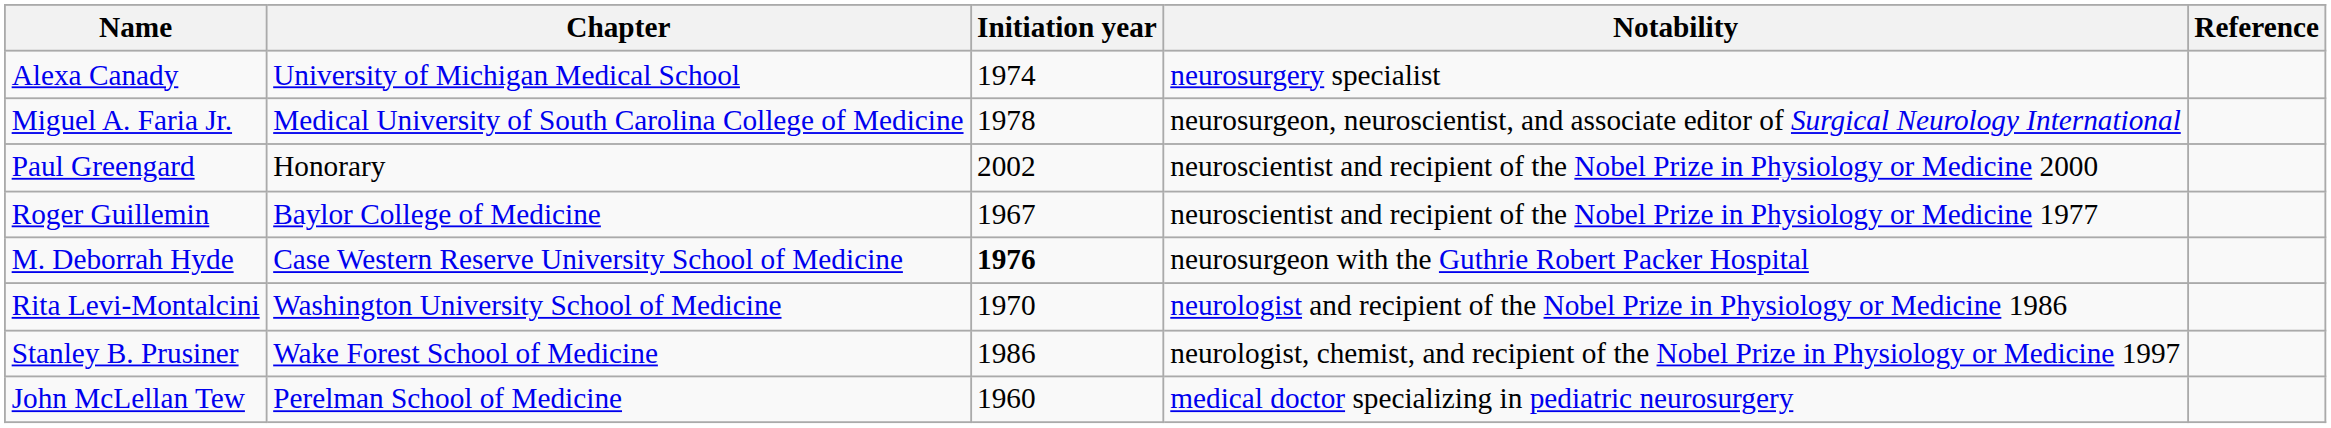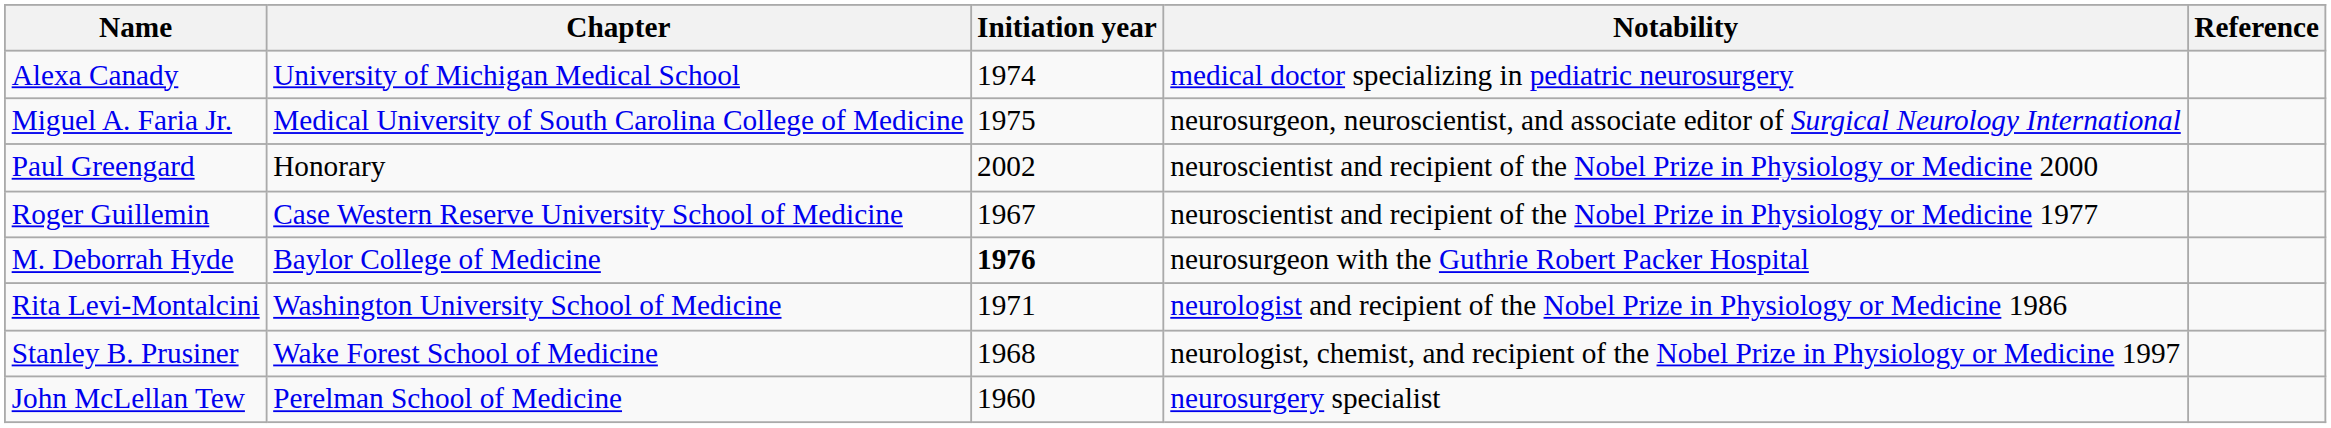(1305, 74) neurosurgery specialist -> (1482, 74) medical doctor specializing in pediatric neurosurgery
(1006, 120) 1978 -> (1006, 120) 1975
(437, 213) Baylor College of Medicine -> (588, 213) Case Western Reserve University School of Medicine
(588, 259) Case Western Reserve University School of Medicine -> (437, 259) Baylor College of Medicine
(1006, 306) 1970 -> (1006, 306) 1971
(1006, 352) 1986 -> (1006, 352) 1968
(1482, 399) medical doctor specializing in pediatric neurosurgery -> (1305, 399) neurosurgery specialist
